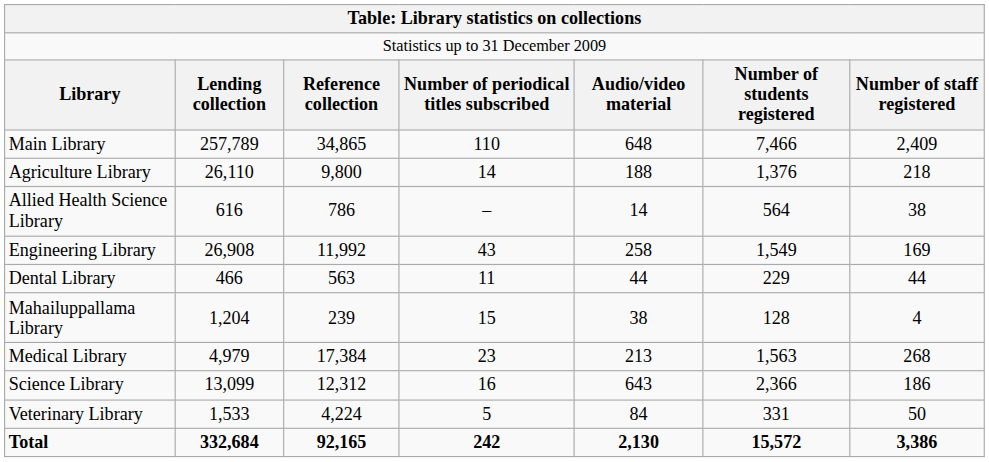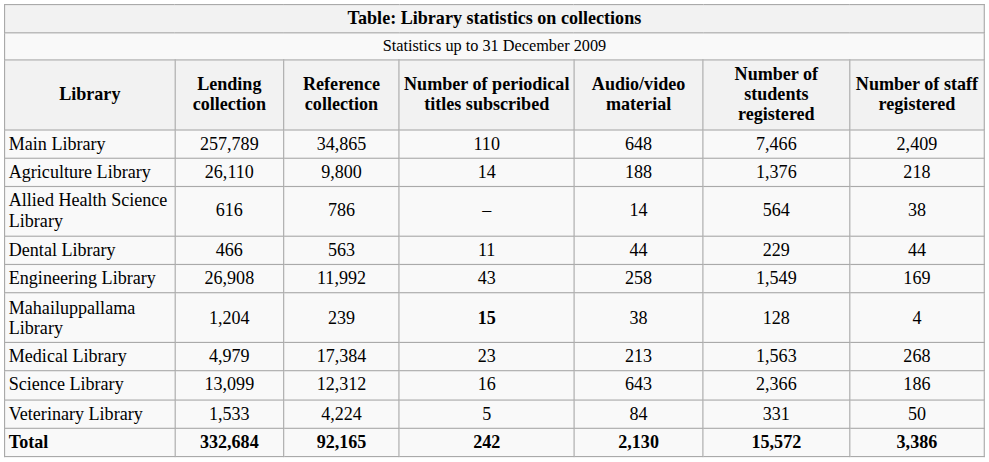rows swapped: (62, 278) <-> (82, 250)
(487, 317) normal -> (487, 317) bold
